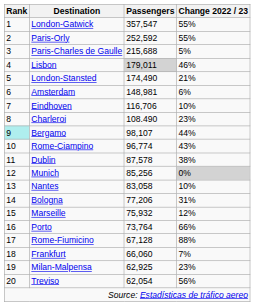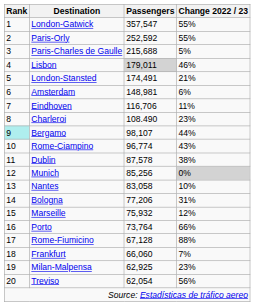(142, 78) 174,490 -> (142, 78) 174,491
(187, 105) 10% -> (187, 105) 11%
